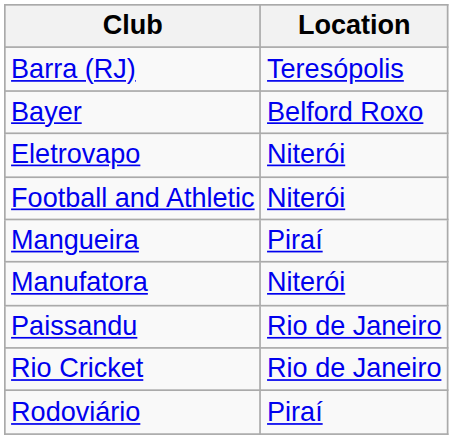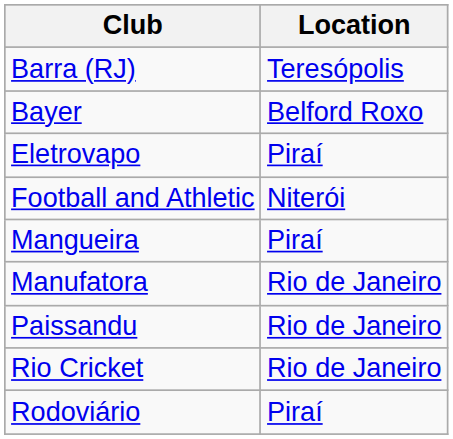(306, 154) Niterói -> (295, 154) Piraí
(306, 283) Niterói -> (354, 283) Rio de Janeiro
